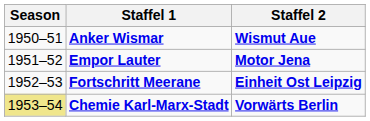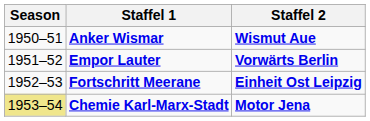(273, 60) Motor Jena -> (287, 60) Vorwärts Berlin
(287, 104) Vorwärts Berlin -> (273, 104) Motor Jena
